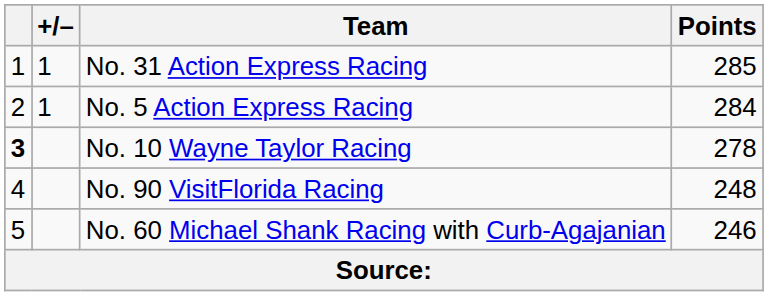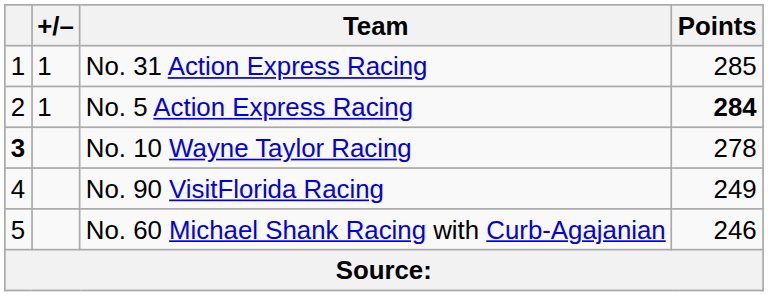(735, 107) normal -> (735, 107) bold
(735, 189) 248 -> (735, 189) 249
